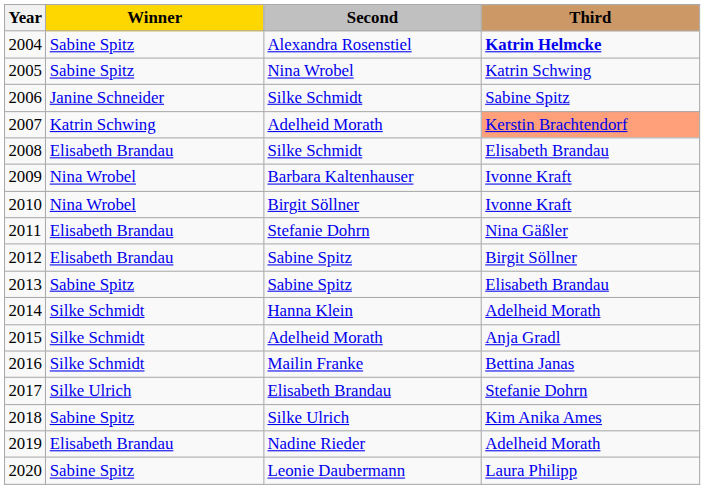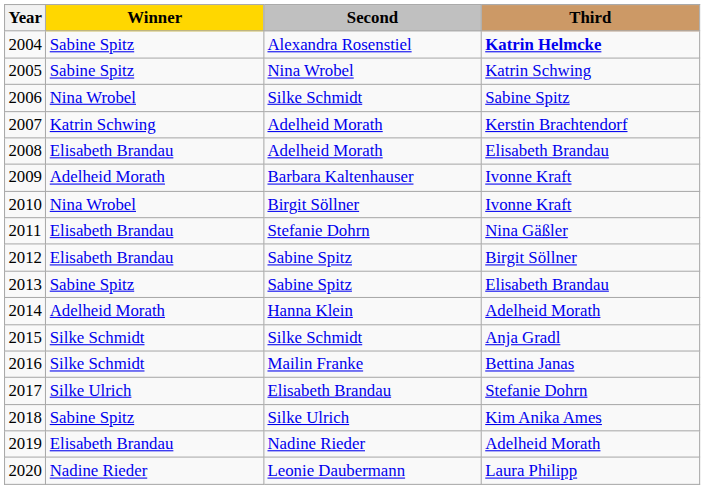(107, 97) Janine Schneider -> (93, 97) Nina Wrobel
(556, 124) lightsalmon background -> (556, 124) no background
(315, 151) Silke Schmidt -> (325, 151) Adelheid Morath
(93, 177) Nina Wrobel -> (107, 177) Adelheid Morath
(97, 310) Silke Schmidt -> (107, 310) Adelheid Morath
(325, 337) Adelheid Morath -> (315, 337) Silke Schmidt
(92, 470) Sabine Spitz -> (98, 470) Nadine Rieder
